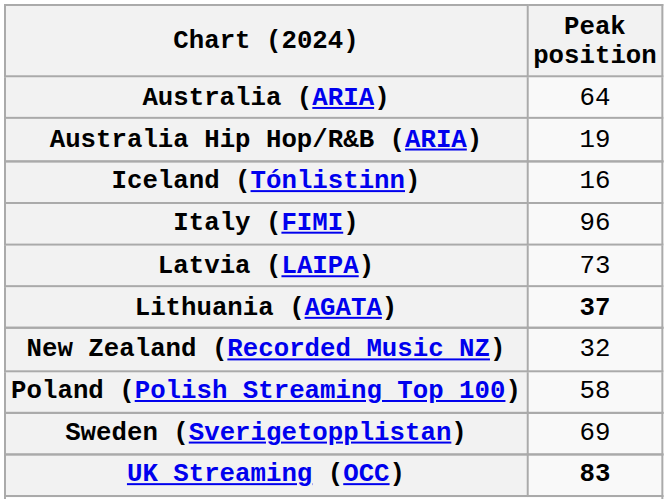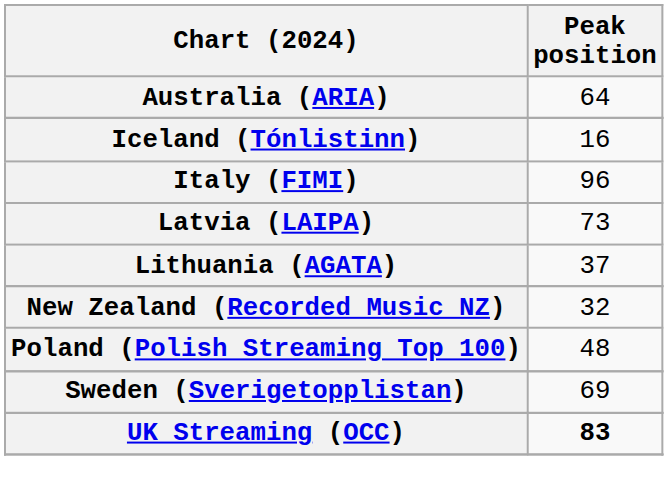- row: (266, 140)
(595, 307) bold -> (595, 265) normal
(595, 391) 58 -> (595, 349) 48
